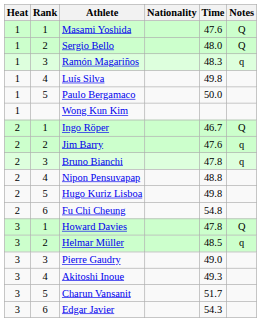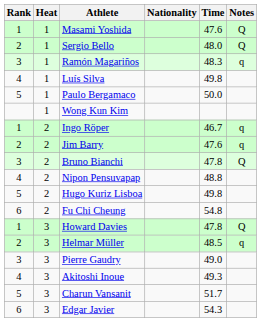columns swapped: (45, 12) <-> (17, 12)
(242, 128) Q -> (242, 128) q
(242, 161) q -> (242, 161) Q
